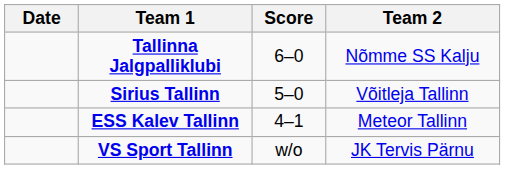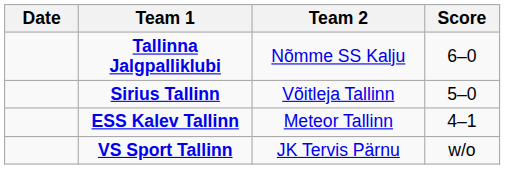columns swapped: (289, 18) <-> (412, 18)
